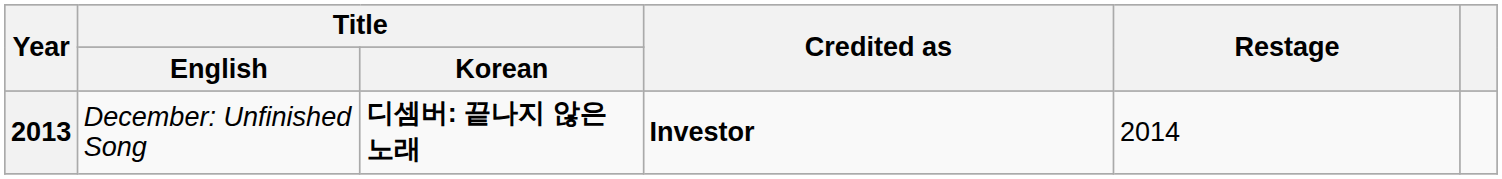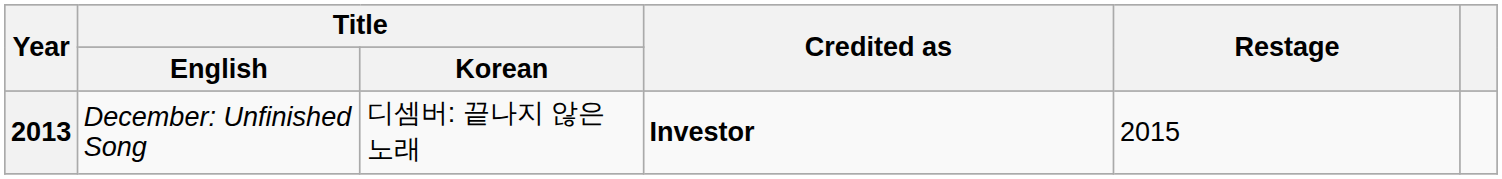(487, 131) bold -> (486, 131) normal
(1150, 131) 2014 -> (1150, 131) 2015
